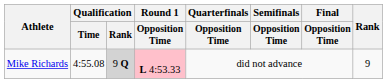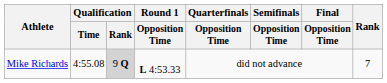(160, 70) pink background -> (160, 70) no background
(368, 64) 9 -> (368, 64) 7
